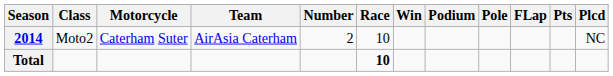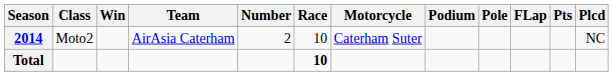columns swapped: (144, 15) <-> (409, 15)
